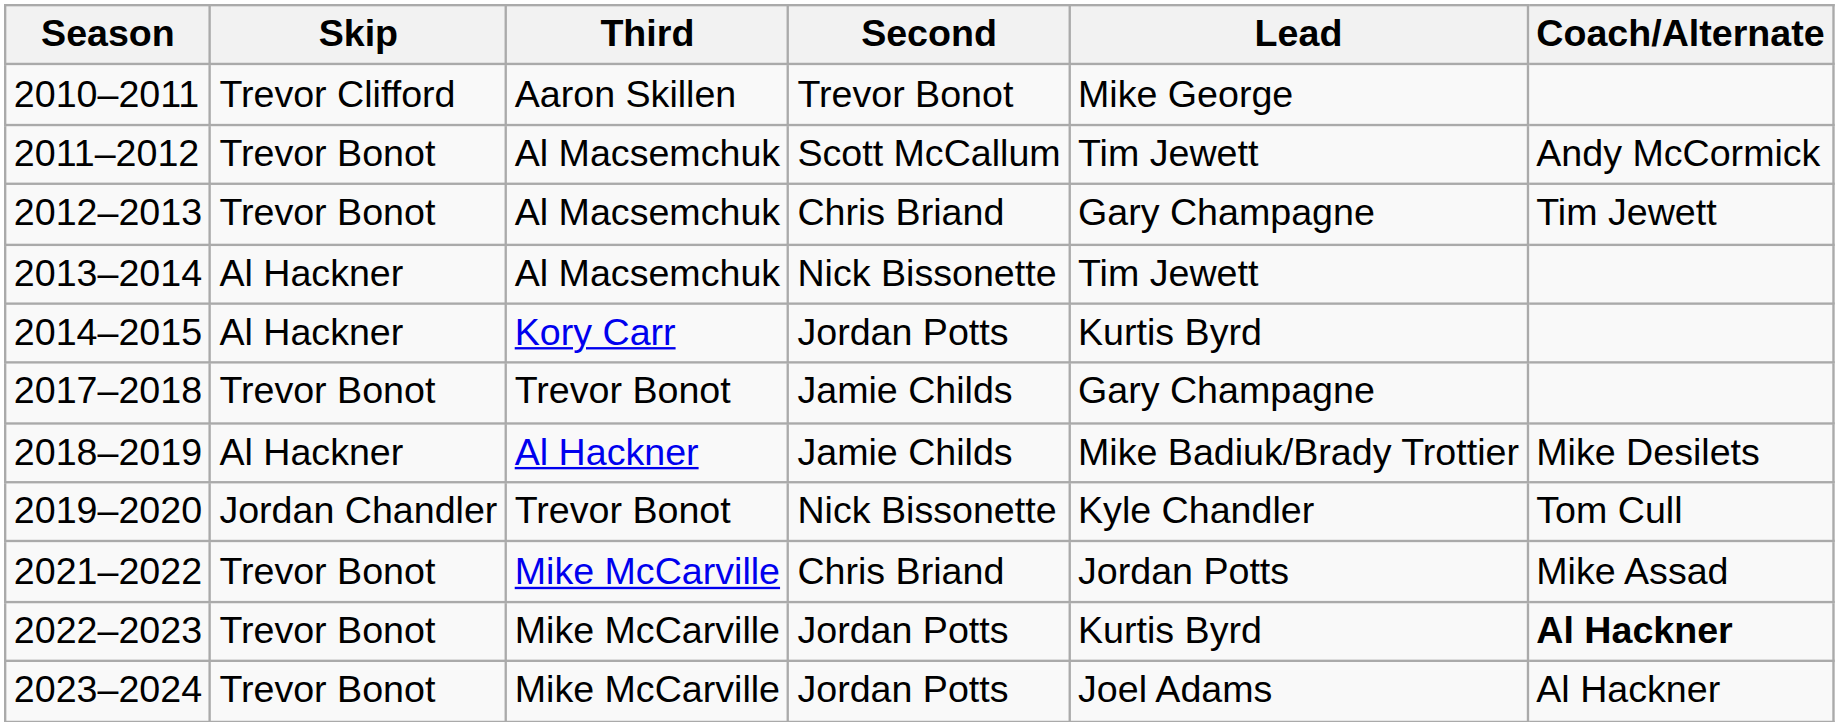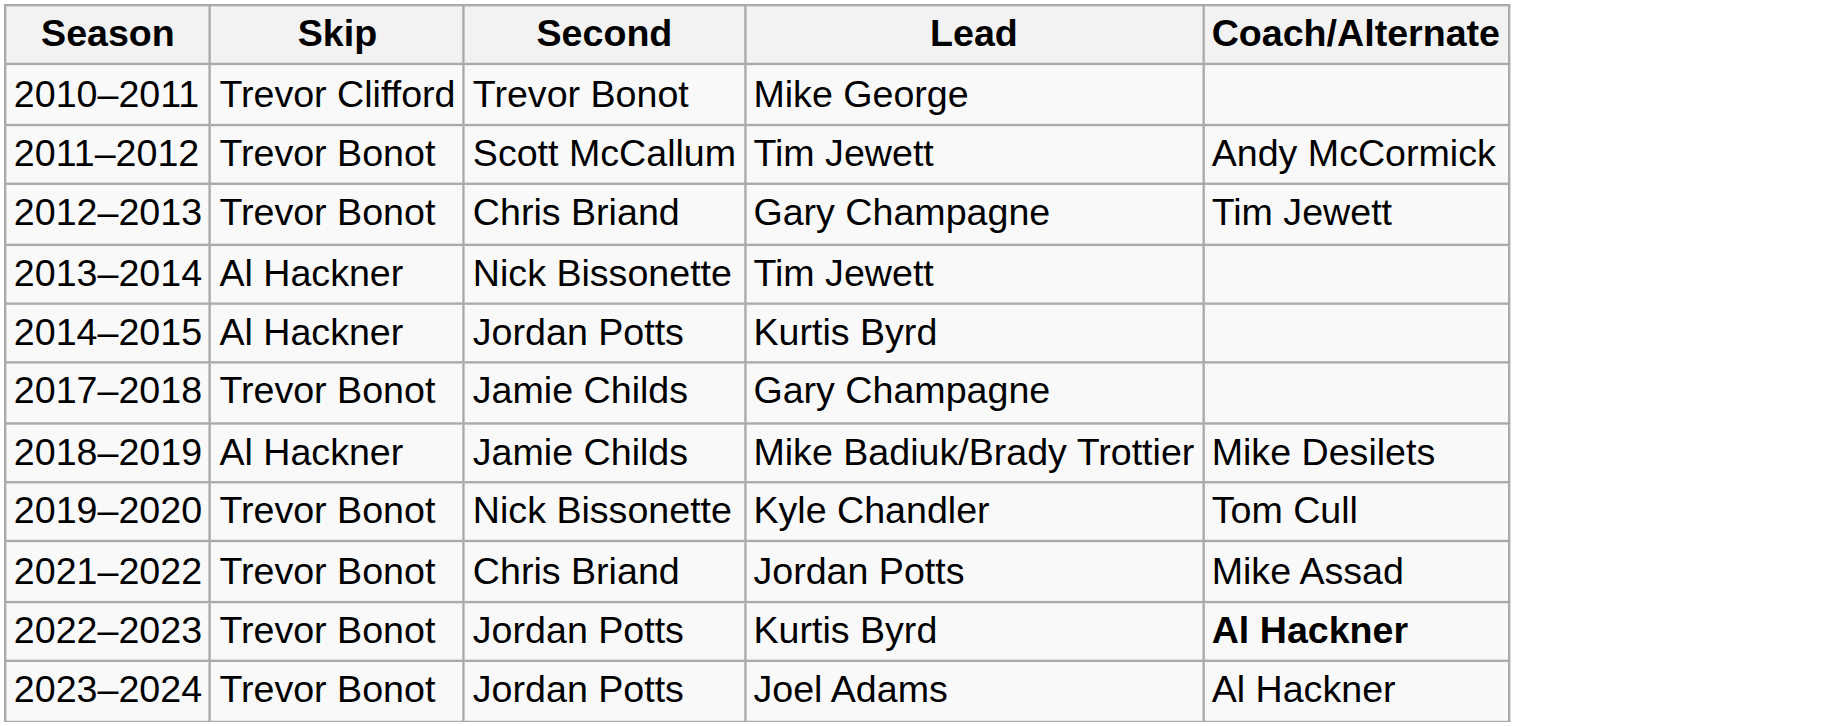- column: (647, 34)
(358, 511) Jordan Chandler -> (327, 511) Trevor Bonot
